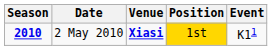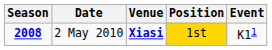(28, 35) 2010 -> (28, 35) 2008
